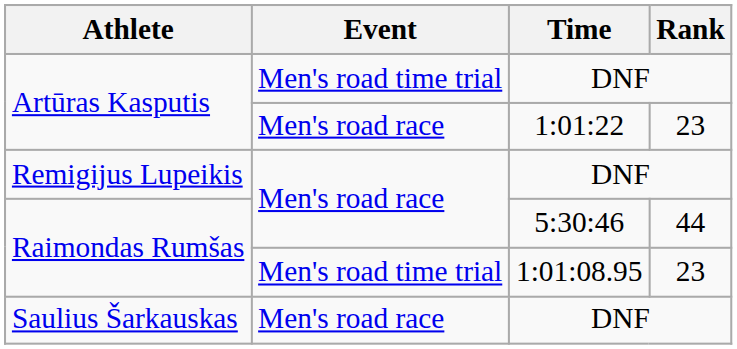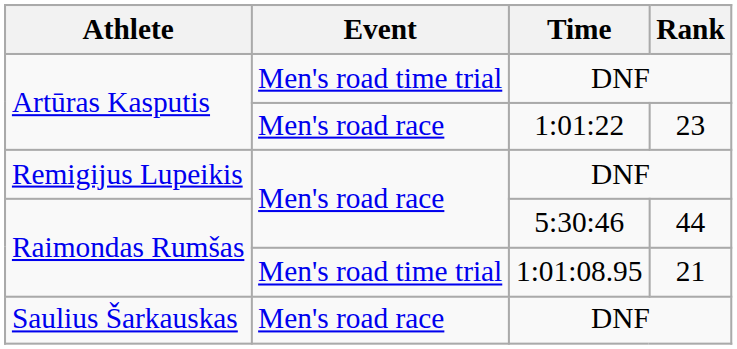(691, 271) 23 -> (691, 271) 21
